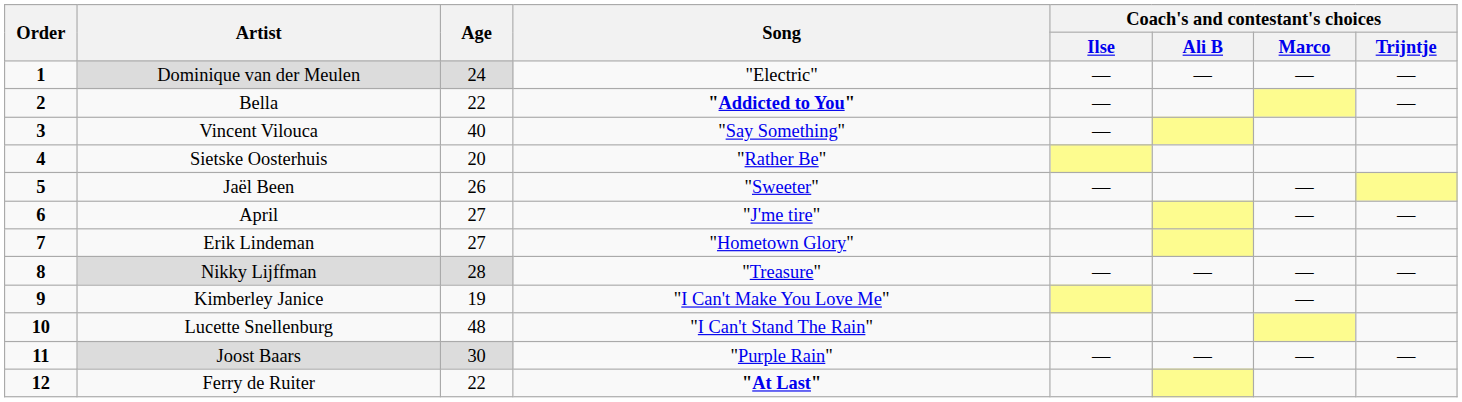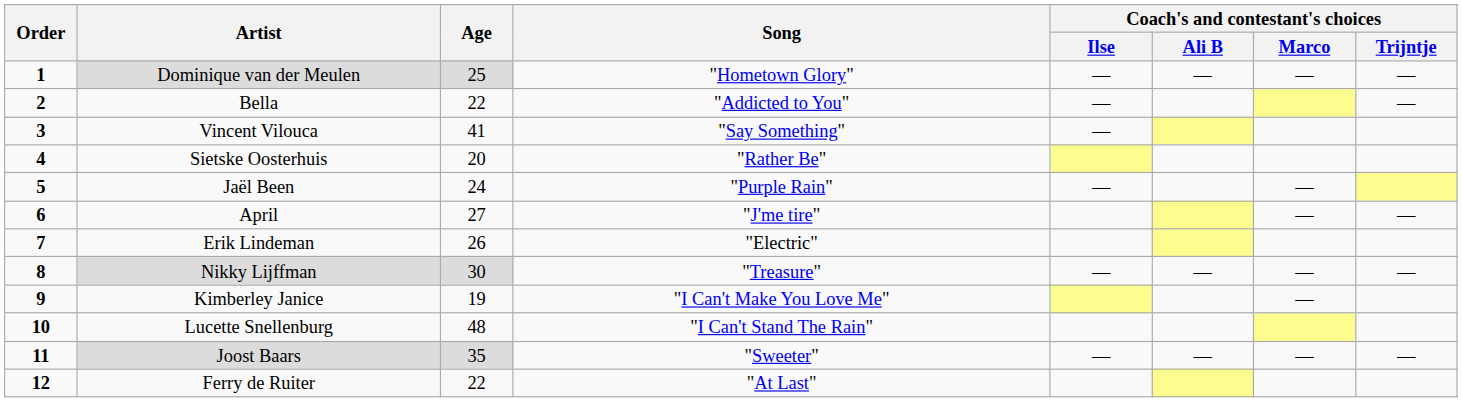(477, 75) 24 -> (477, 75) 25
(782, 75) "Electric" -> (782, 75) "Hometown Glory"
(782, 103) bold -> (782, 103) normal
(477, 131) 40 -> (477, 131) 41
(477, 187) 26 -> (477, 187) 24
(782, 187) "Sweeter" -> (782, 187) "Purple Rain"
(477, 243) 27 -> (477, 243) 26
(782, 243) "Hometown Glory" -> (782, 243) "Electric"
(477, 271) 28 -> (477, 271) 30
(477, 355) 30 -> (477, 355) 35
(782, 355) "Purple Rain" -> (782, 355) "Sweeter"
(782, 383) bold -> (782, 383) normal
